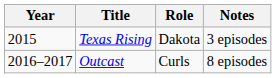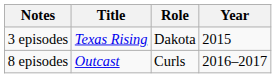columns swapped: (40, 15) <-> (237, 15)
